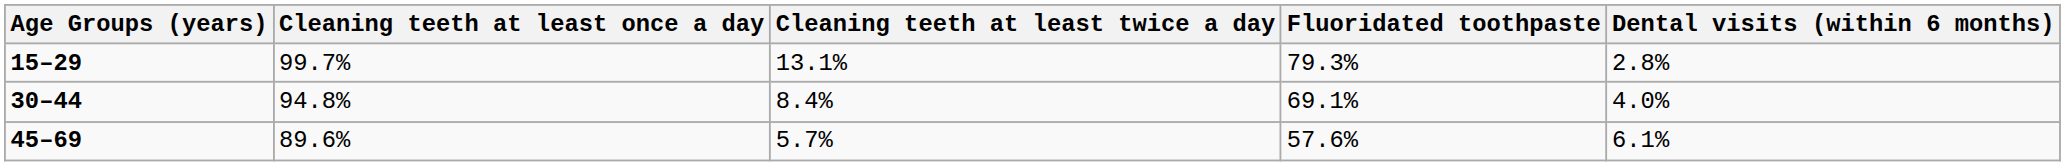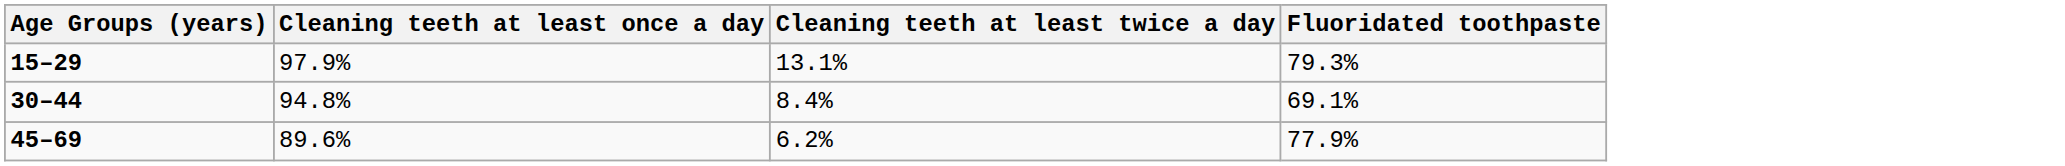- column: (1833, 24)
(315, 63) 99.7% -> (315, 63) 97.9%
(804, 141) 5.7% -> (804, 141) 6.2%
(1322, 141) 57.6% -> (1322, 141) 77.9%
